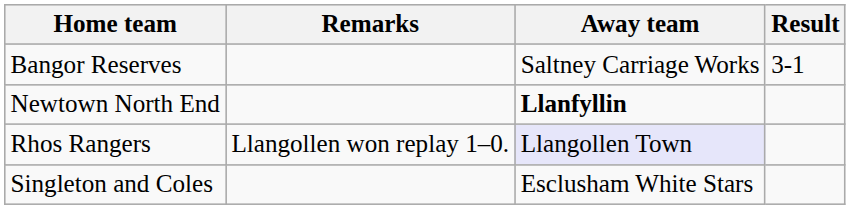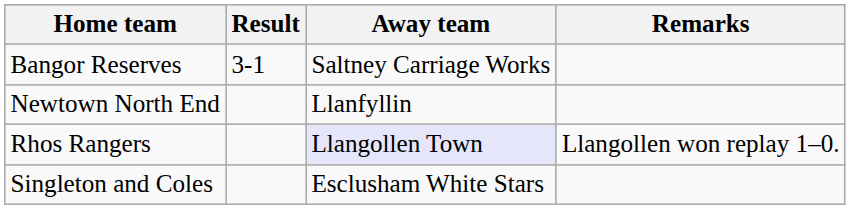columns swapped: (805, 24) <-> (370, 24)
(574, 104) bold -> (362, 104) normal
